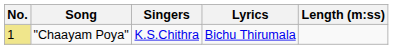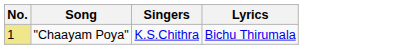- column: (343, 15)
